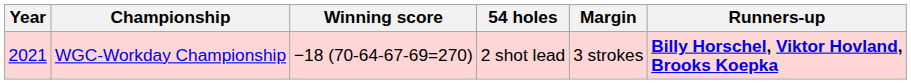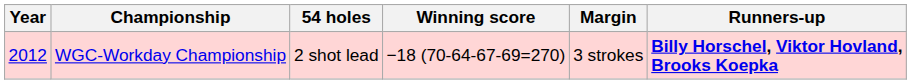columns swapped: (523, 18) <-> (383, 18)
(28, 55) 2021 -> (28, 55) 2012
